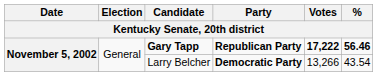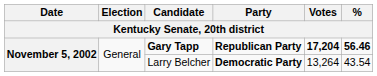(323, 46) 17,222 -> (323, 46) 17,204
(323, 63) 13,266 -> (323, 63) 13,264
